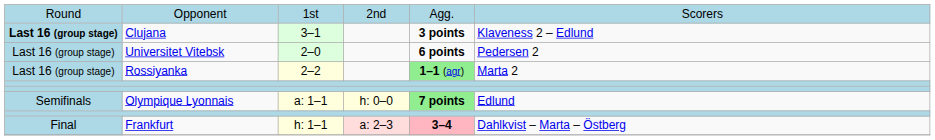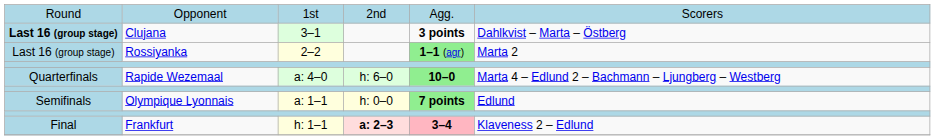(535, 33) Klaveness 2 – Edlund -> (552, 33) Dahlkvist – Marta – Östberg
- row: (175, 52)
+ row: (174, 76)
(376, 125) normal -> (376, 125) bold
(552, 125) Dahlkvist – Marta – Östberg -> (535, 125) Klaveness 2 – Edlund
